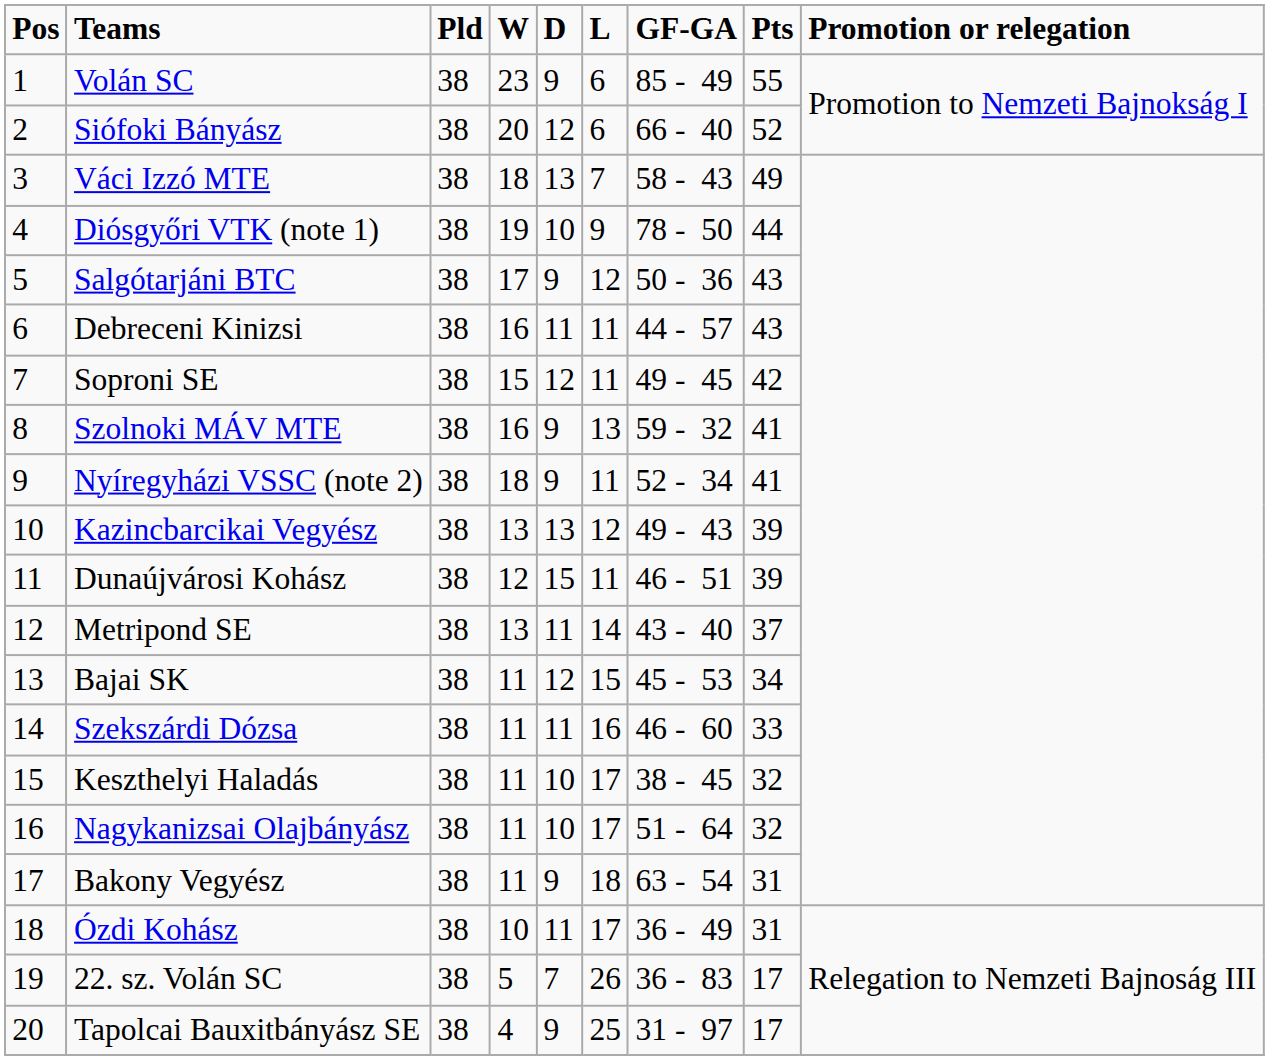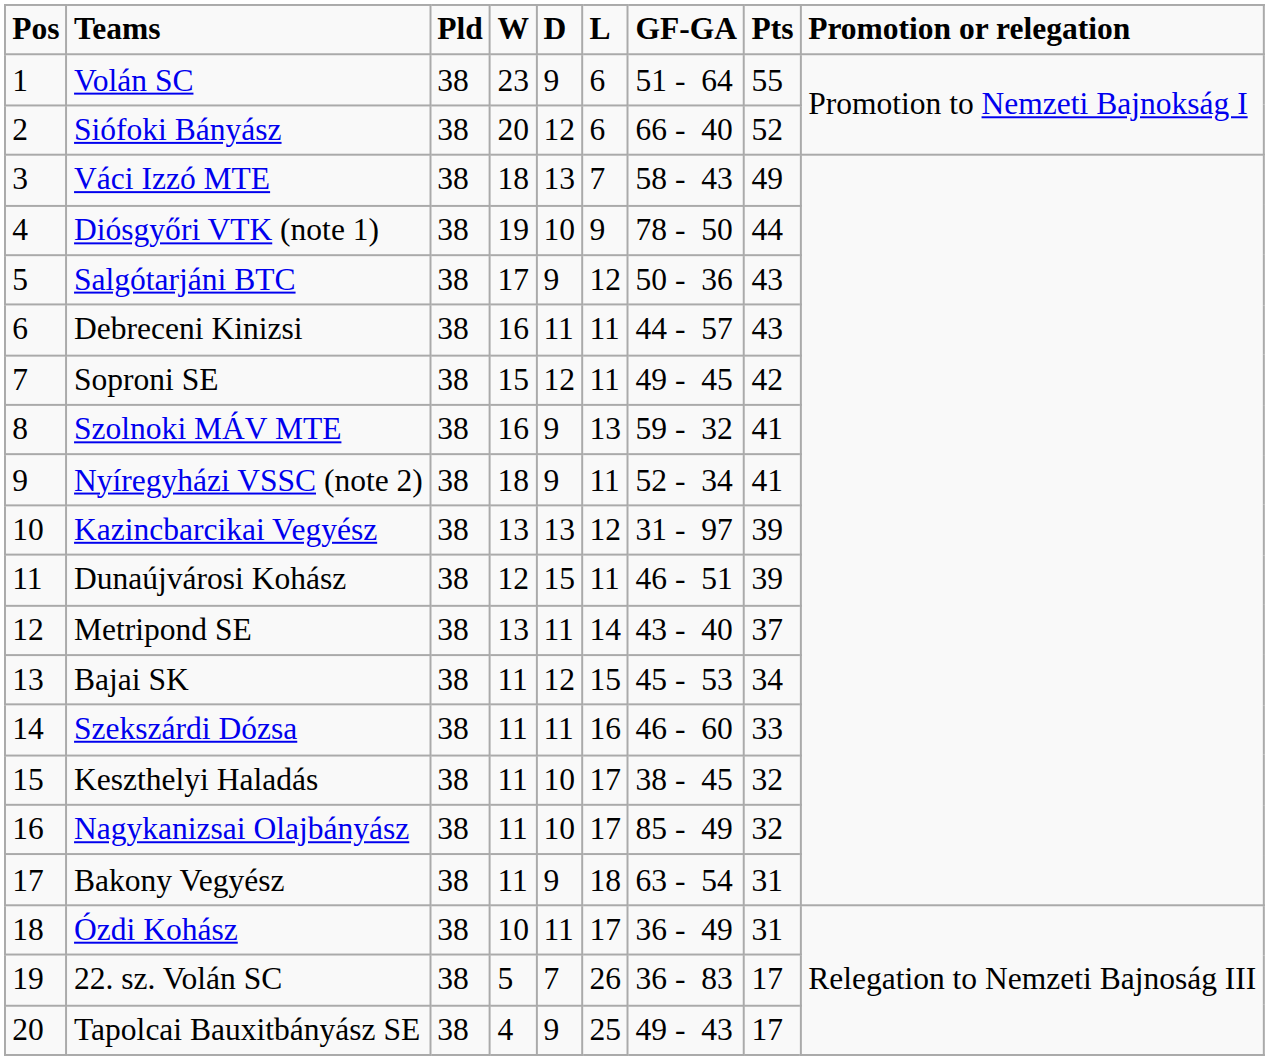(684, 79) 85 - 49 -> (684, 79) 51 - 64
(684, 529) 49 - 43 -> (684, 529) 31 - 97
(684, 829) 51 - 64 -> (684, 829) 85 - 49
(684, 1029) 31 - 97 -> (684, 1029) 49 - 43
